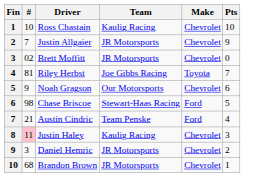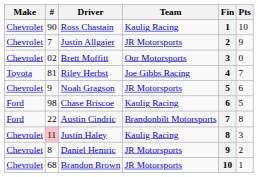columns swapped: (13, 12) <-> (203, 12)
(29, 27) 10 -> (52, 27) 90
(130, 58) JR Motorsports -> (156, 58) Our Motorsports
(132, 88) Our Motorsports -> (153, 88) JR Motorsports
(141, 104) Stewart-Haas Racing -> (152, 104) Kaulig Racing
(29, 119) 21 -> (52, 119) 22
(126, 119) Team Penske -> (171, 119) Brandonbilt Motorsports
(227, 119) 4 -> (241, 119) 8
(26, 149) 3 -> (50, 149) 8
